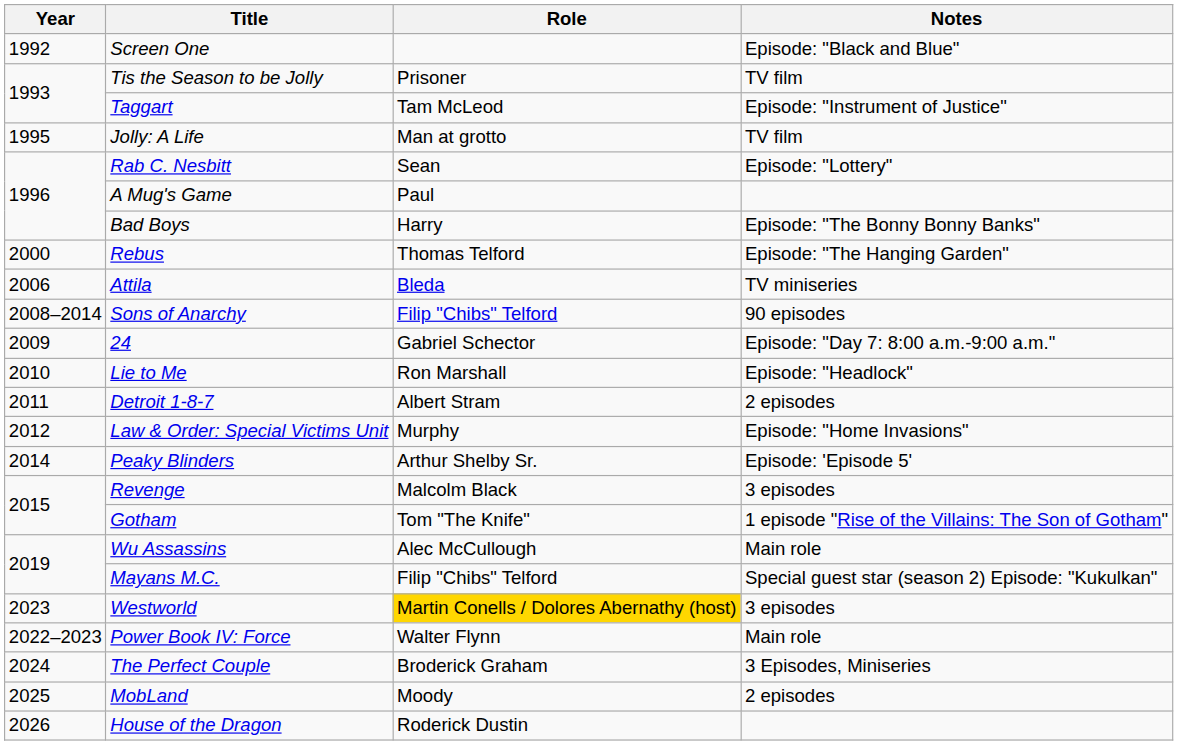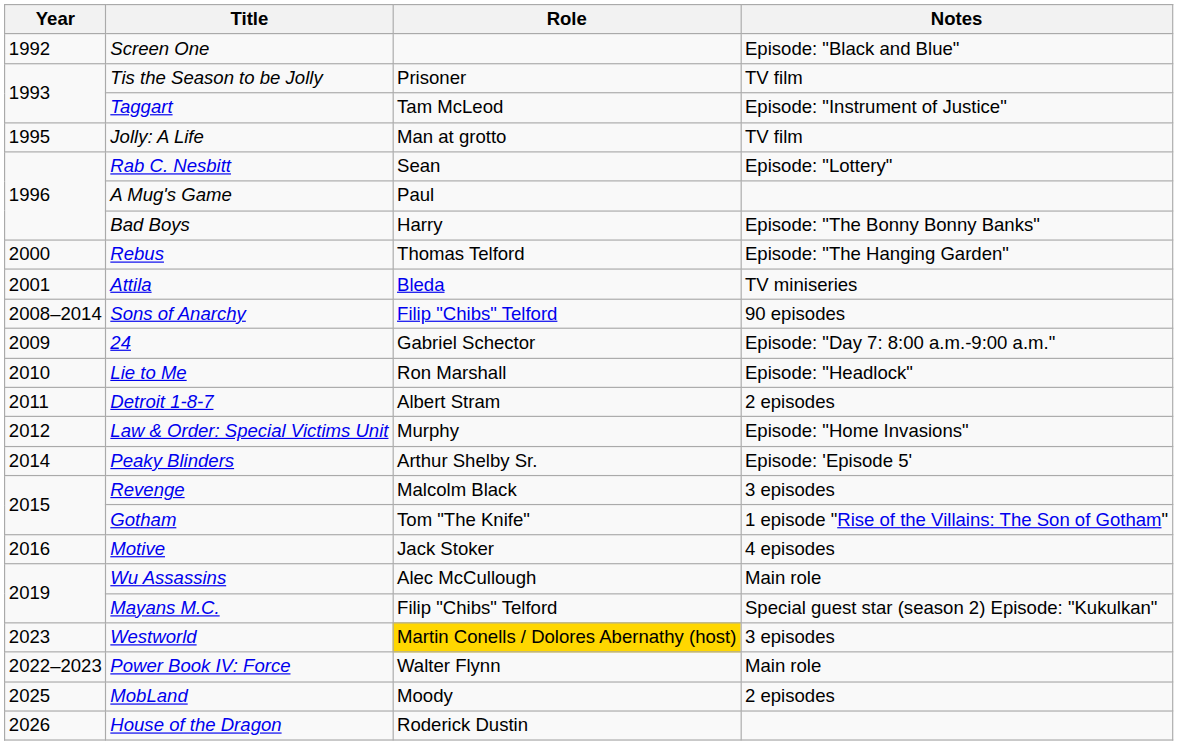(30, 284) 2006 -> (30, 284) 2001
+ row: (138, 549)
- row: (190, 666)
